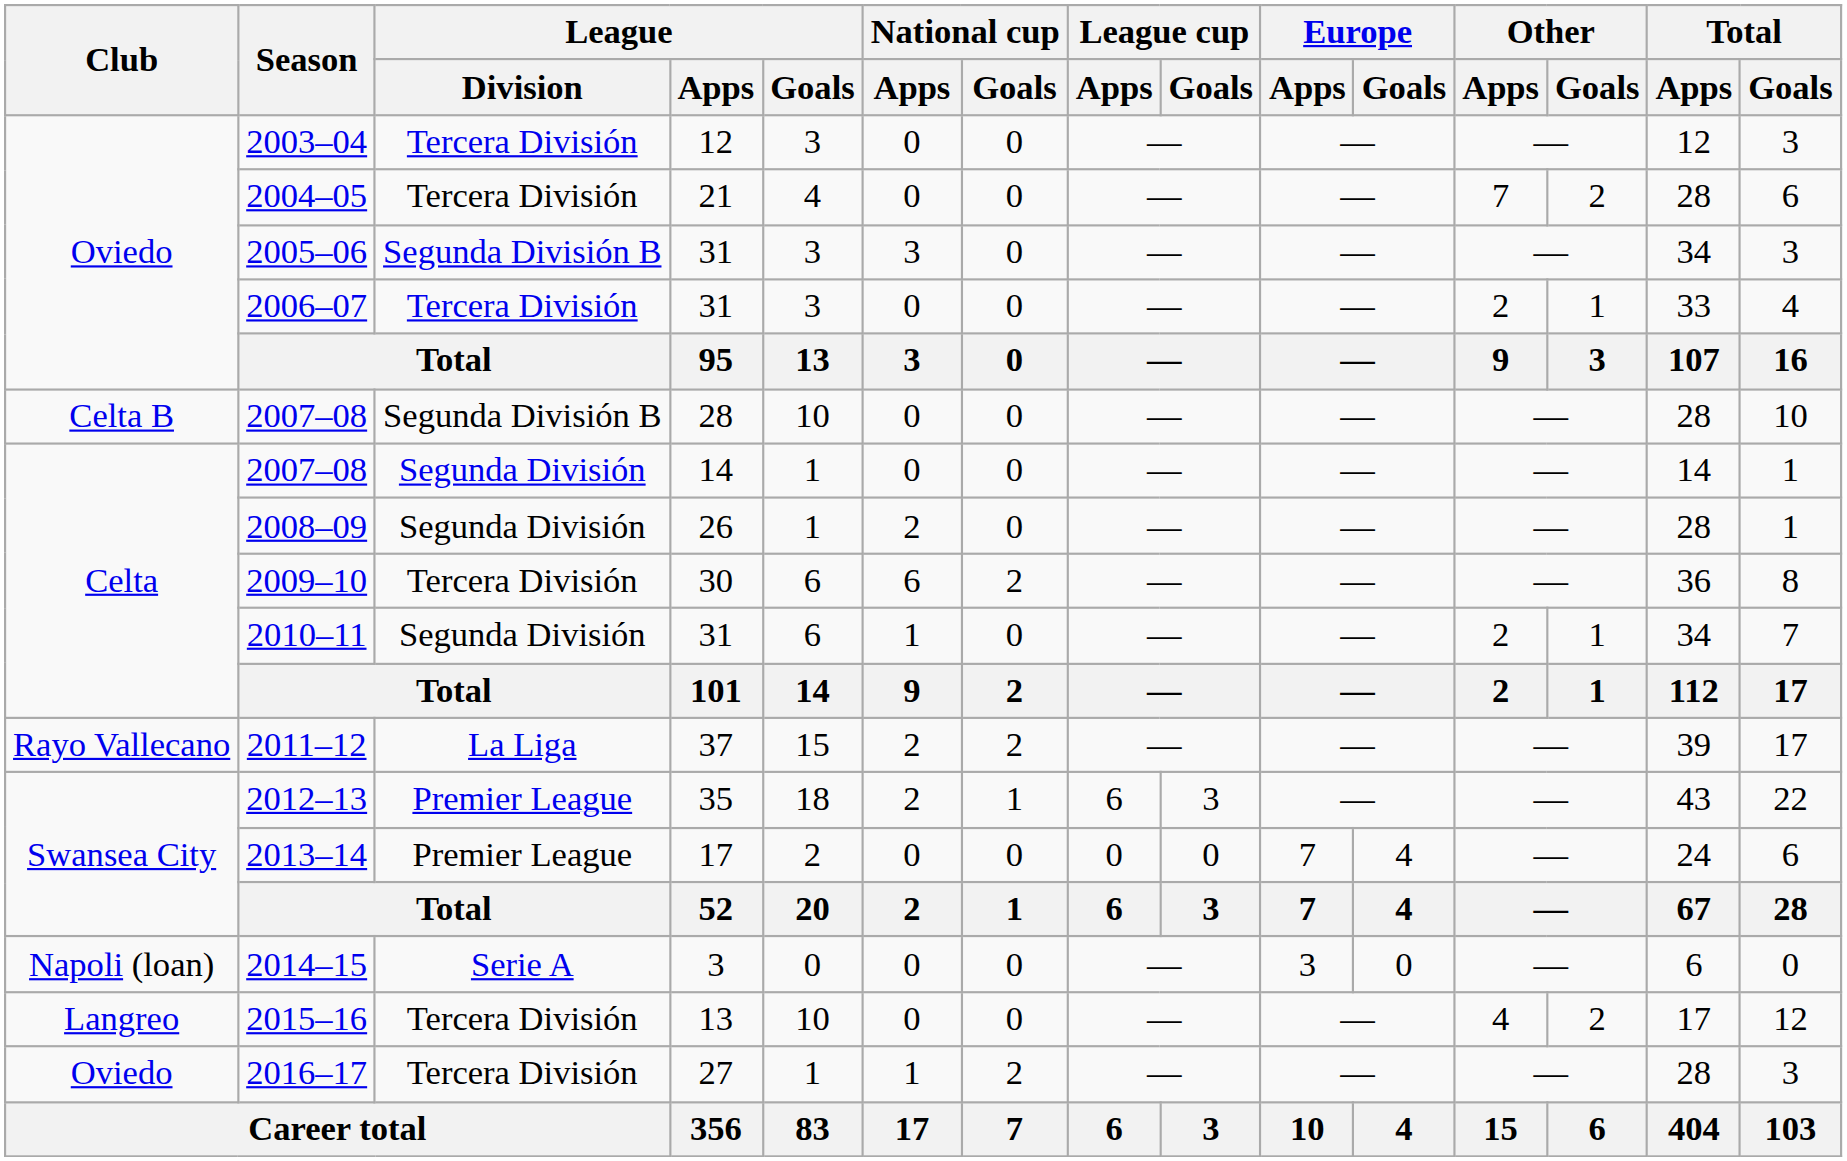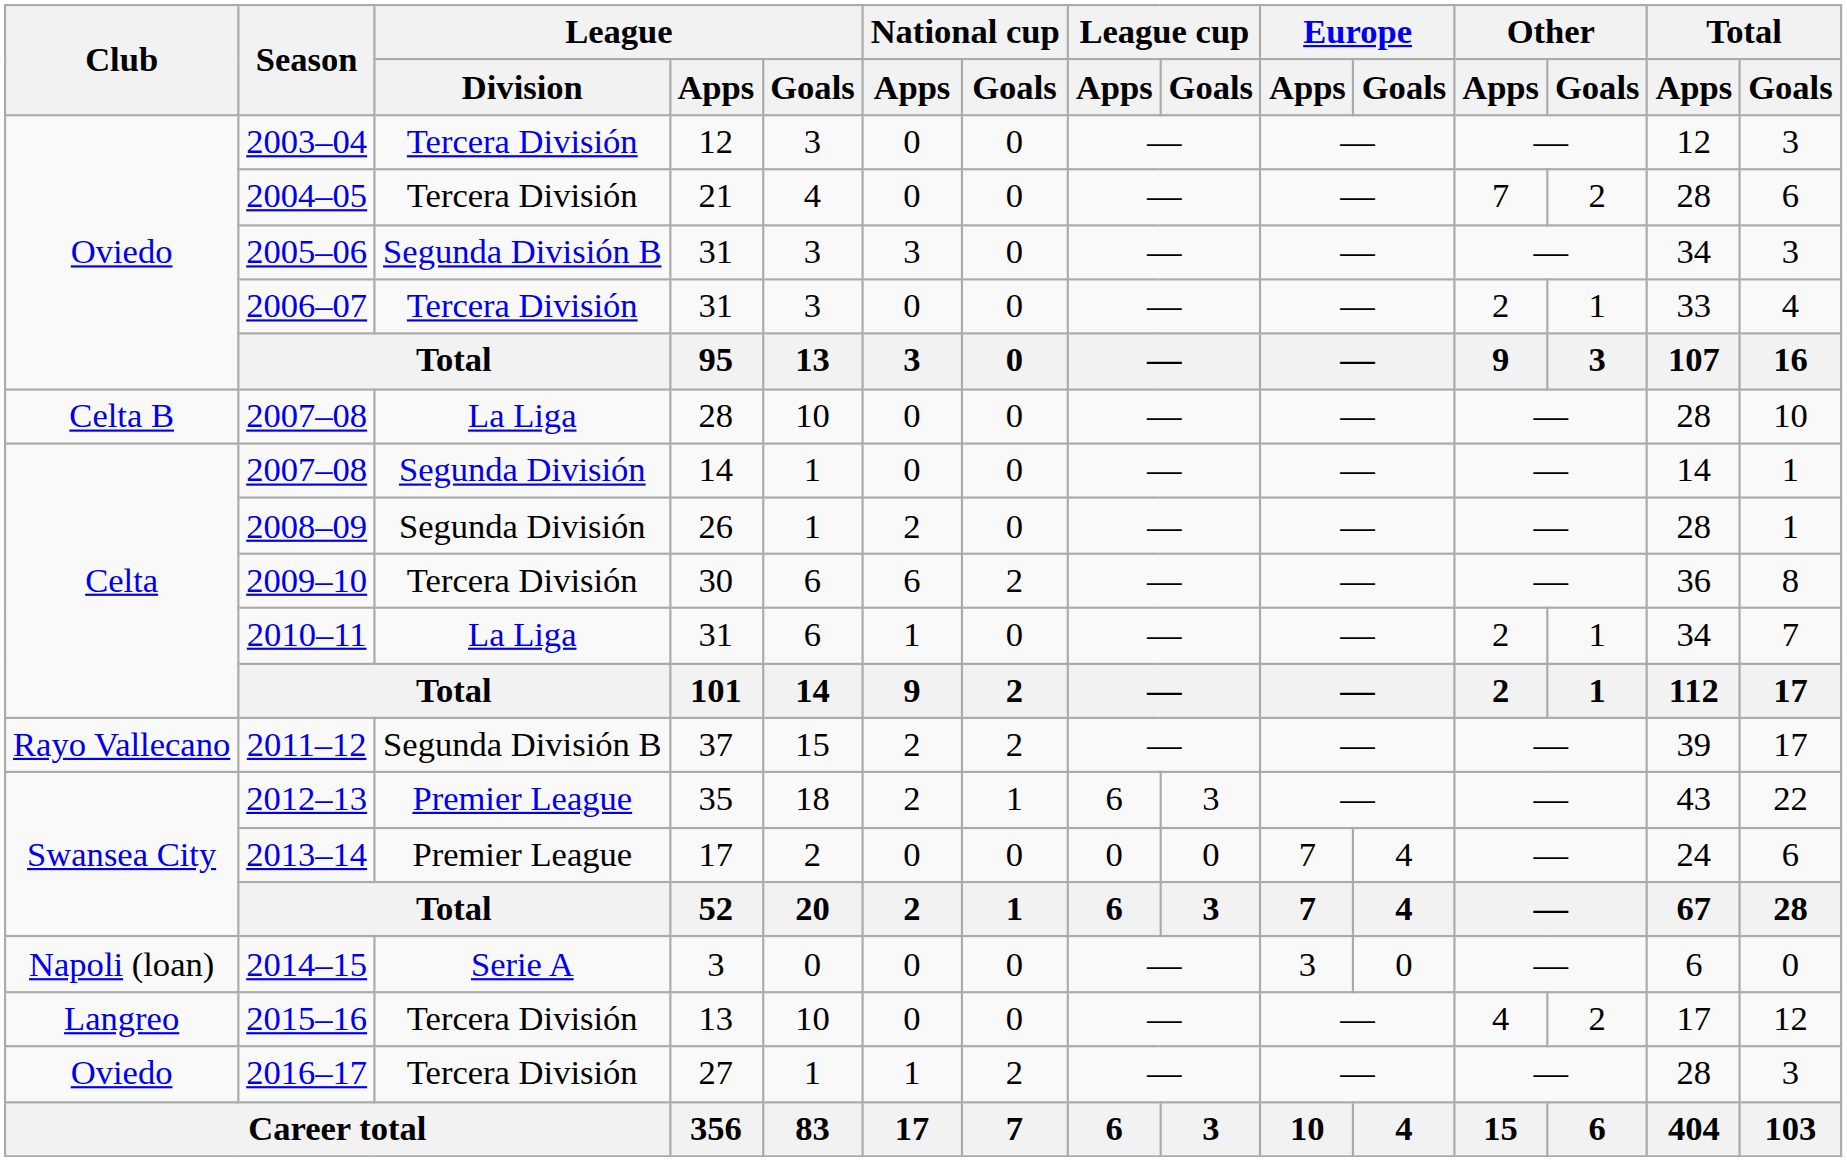(522, 415) Segunda División B -> (522, 415) La Liga
(522, 634) Segunda División -> (522, 634) La Liga
(522, 744) La Liga -> (522, 744) Segunda División B
